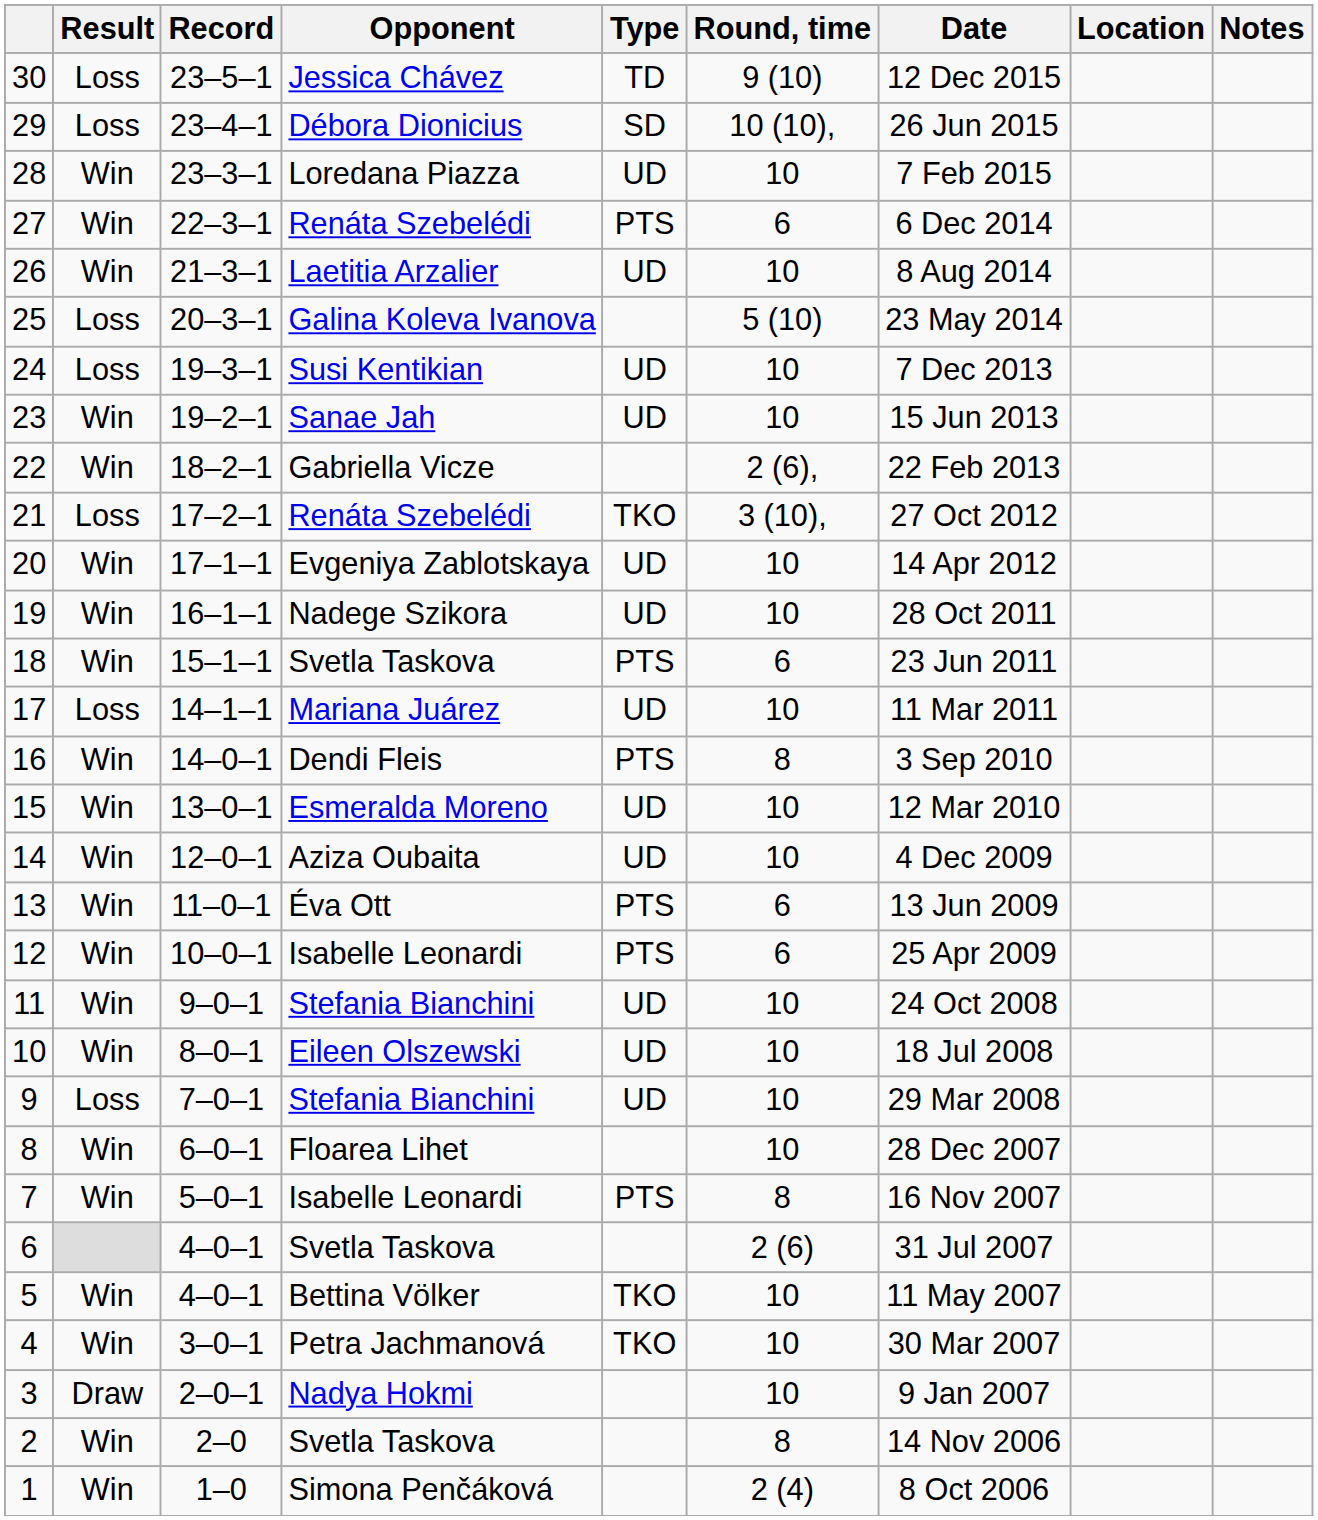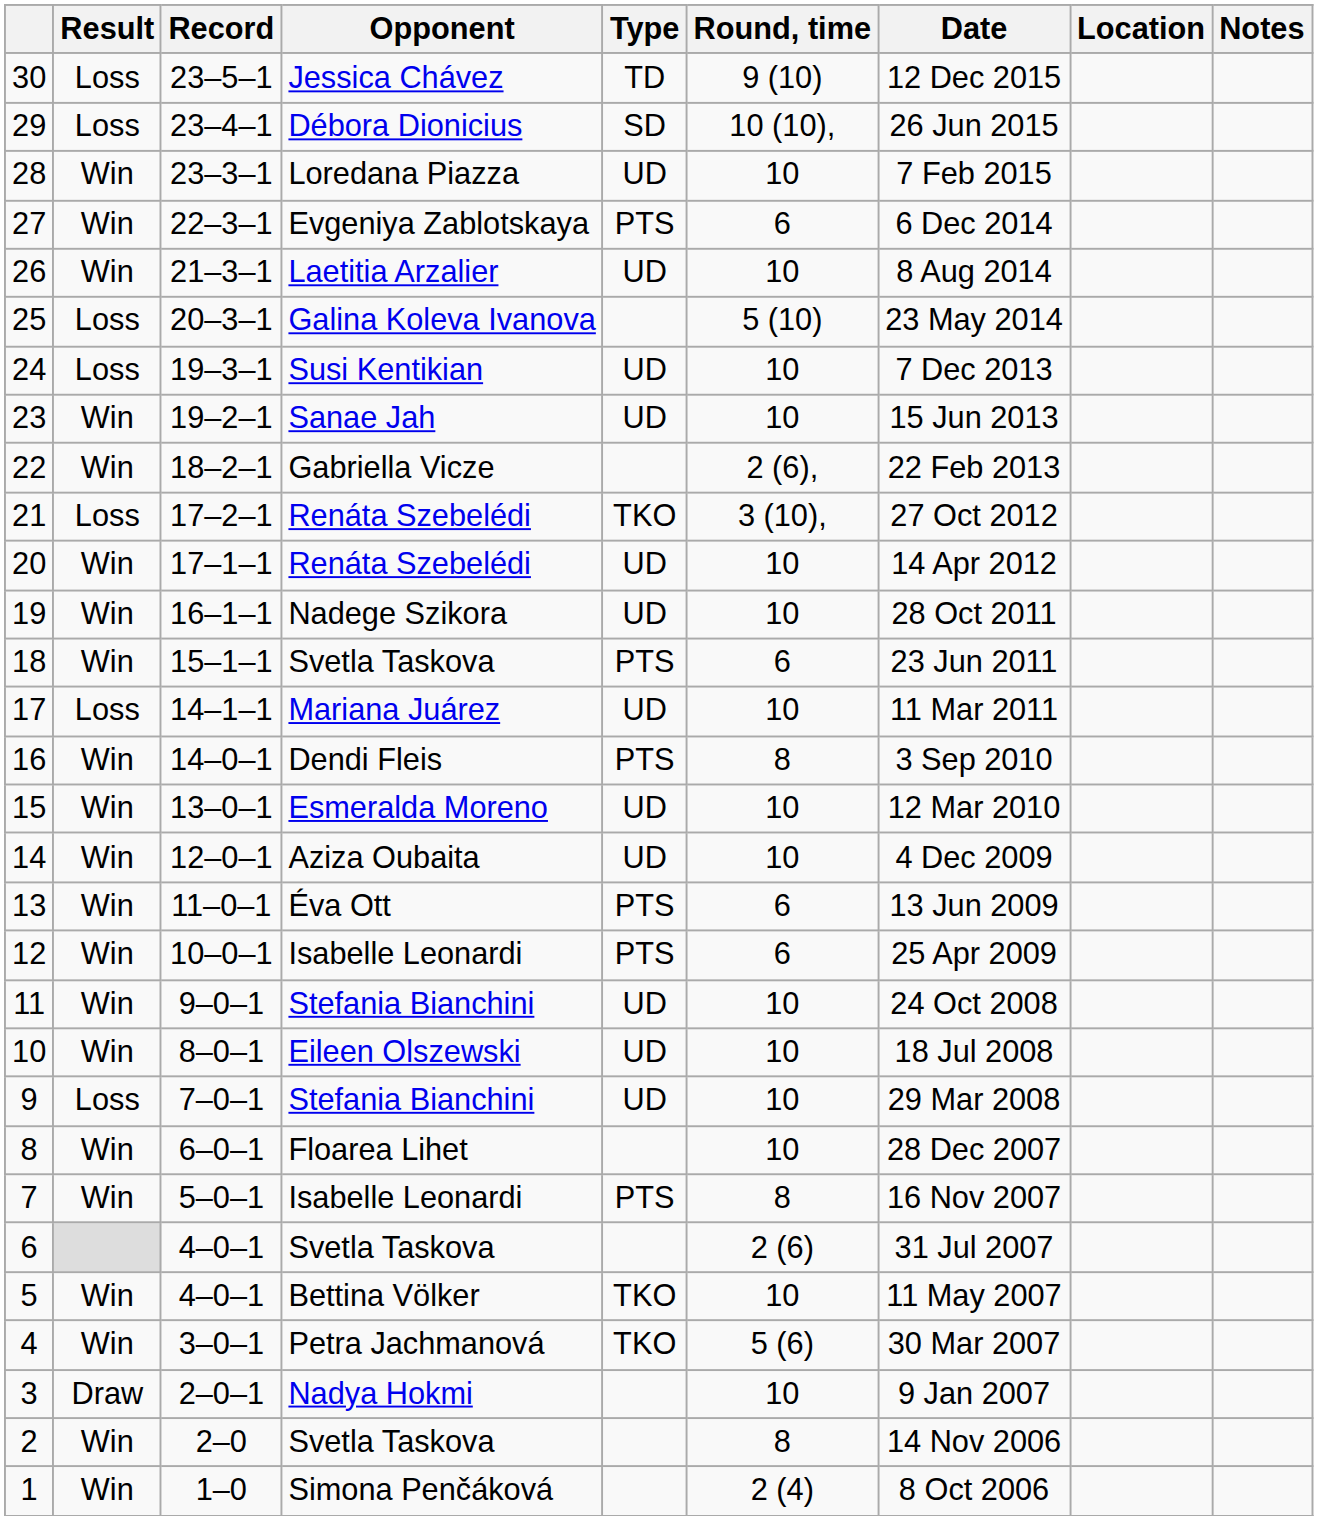(410, 223) Renáta Szebelédi -> (439, 223) Evgeniya Zablotskaya
(439, 564) Evgeniya Zablotskaya -> (410, 564) Renáta Szebelédi
(782, 1344) 10 -> (782, 1344) 5 (6)
